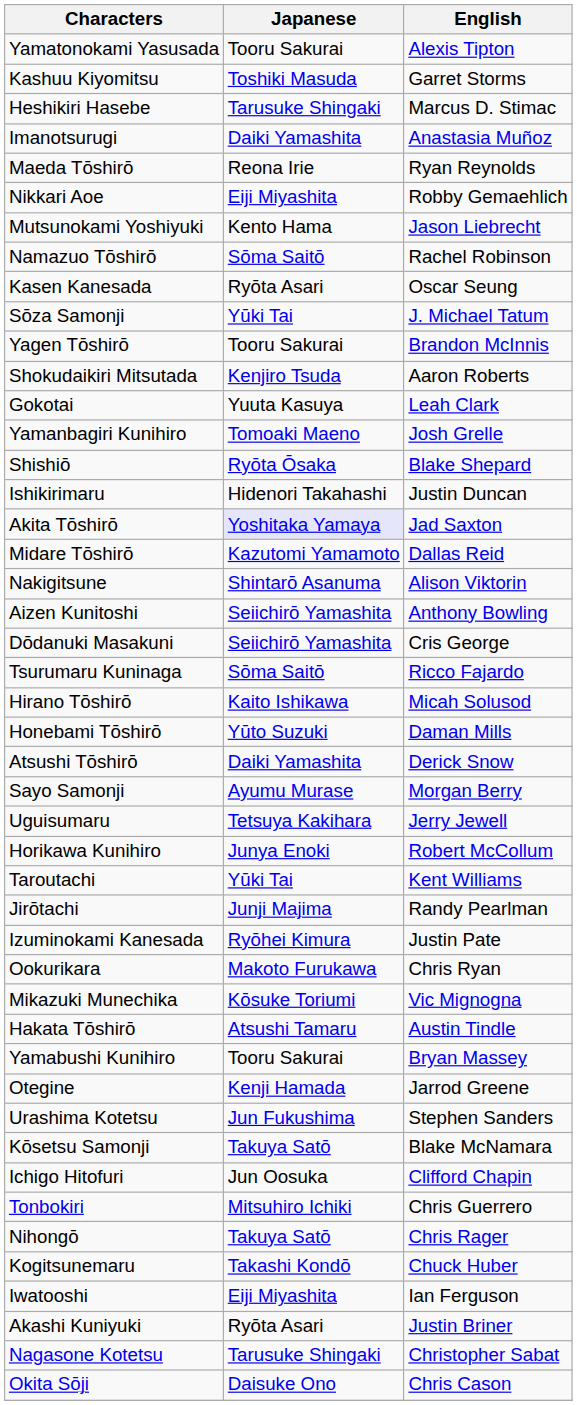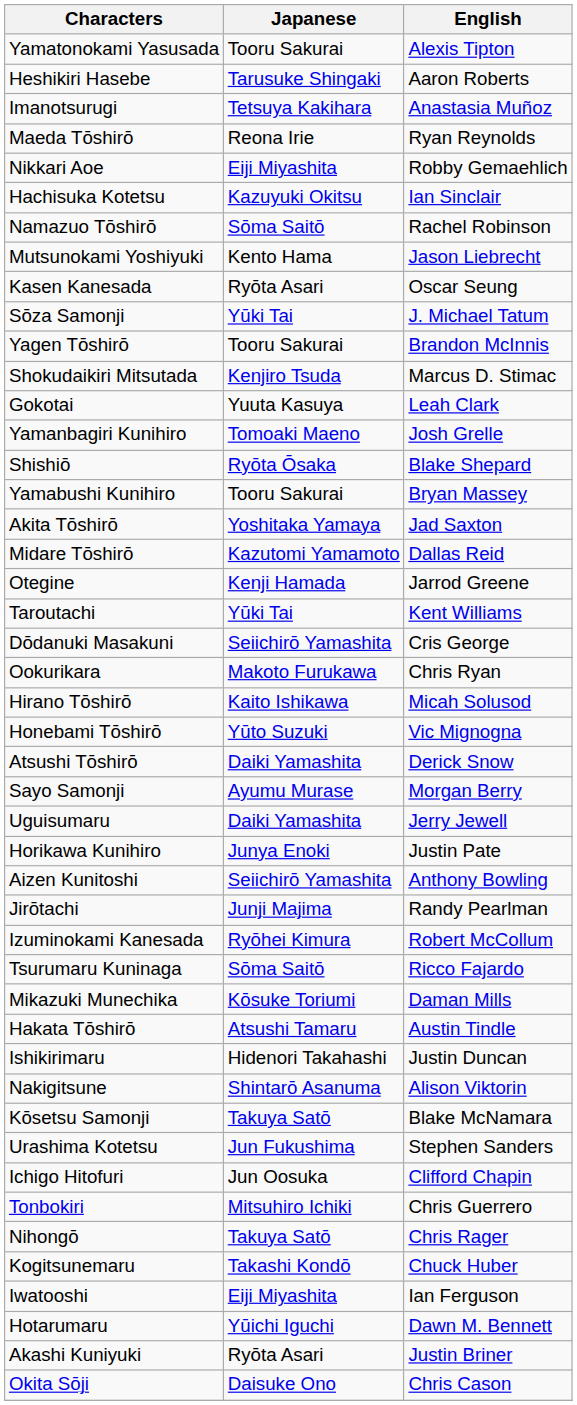- row: (84, 78)
(482, 108) Marcus D. Stimac -> (469, 78) Aaron Roberts
(295, 138) Daiki Yamashita -> (300, 108) Tetsuya Kakihara
+ row: (87, 197)
rows swapped: (106, 227) <-> (83, 256)
(469, 375) Aaron Roberts -> (482, 375) Marcus D. Stimac
rows swapped: (57, 494) <-> (92, 1058)
(304, 524) lavender background -> (304, 524) no background
rows swapped: (58, 583) <-> (42, 1088)
rows swapped: (73, 613) <-> (52, 880)
rows swapped: (95, 672) <-> (55, 969)
(460, 731) Daman Mills -> (465, 731) Vic Mignogna
(300, 820) Tetsuya Kakihara -> (295, 820) Daiki Yamashita
(481, 850) Robert McCollum -> (455, 850) Justin Pate
(455, 939) Justin Pate -> (481, 939) Robert McCollum
(465, 999) Vic Mignogna -> (460, 999) Daman Mills
rows swapped: (79, 1147) <-> (83, 1117)
+ row: (58, 1325)
- row: (86, 1355)
